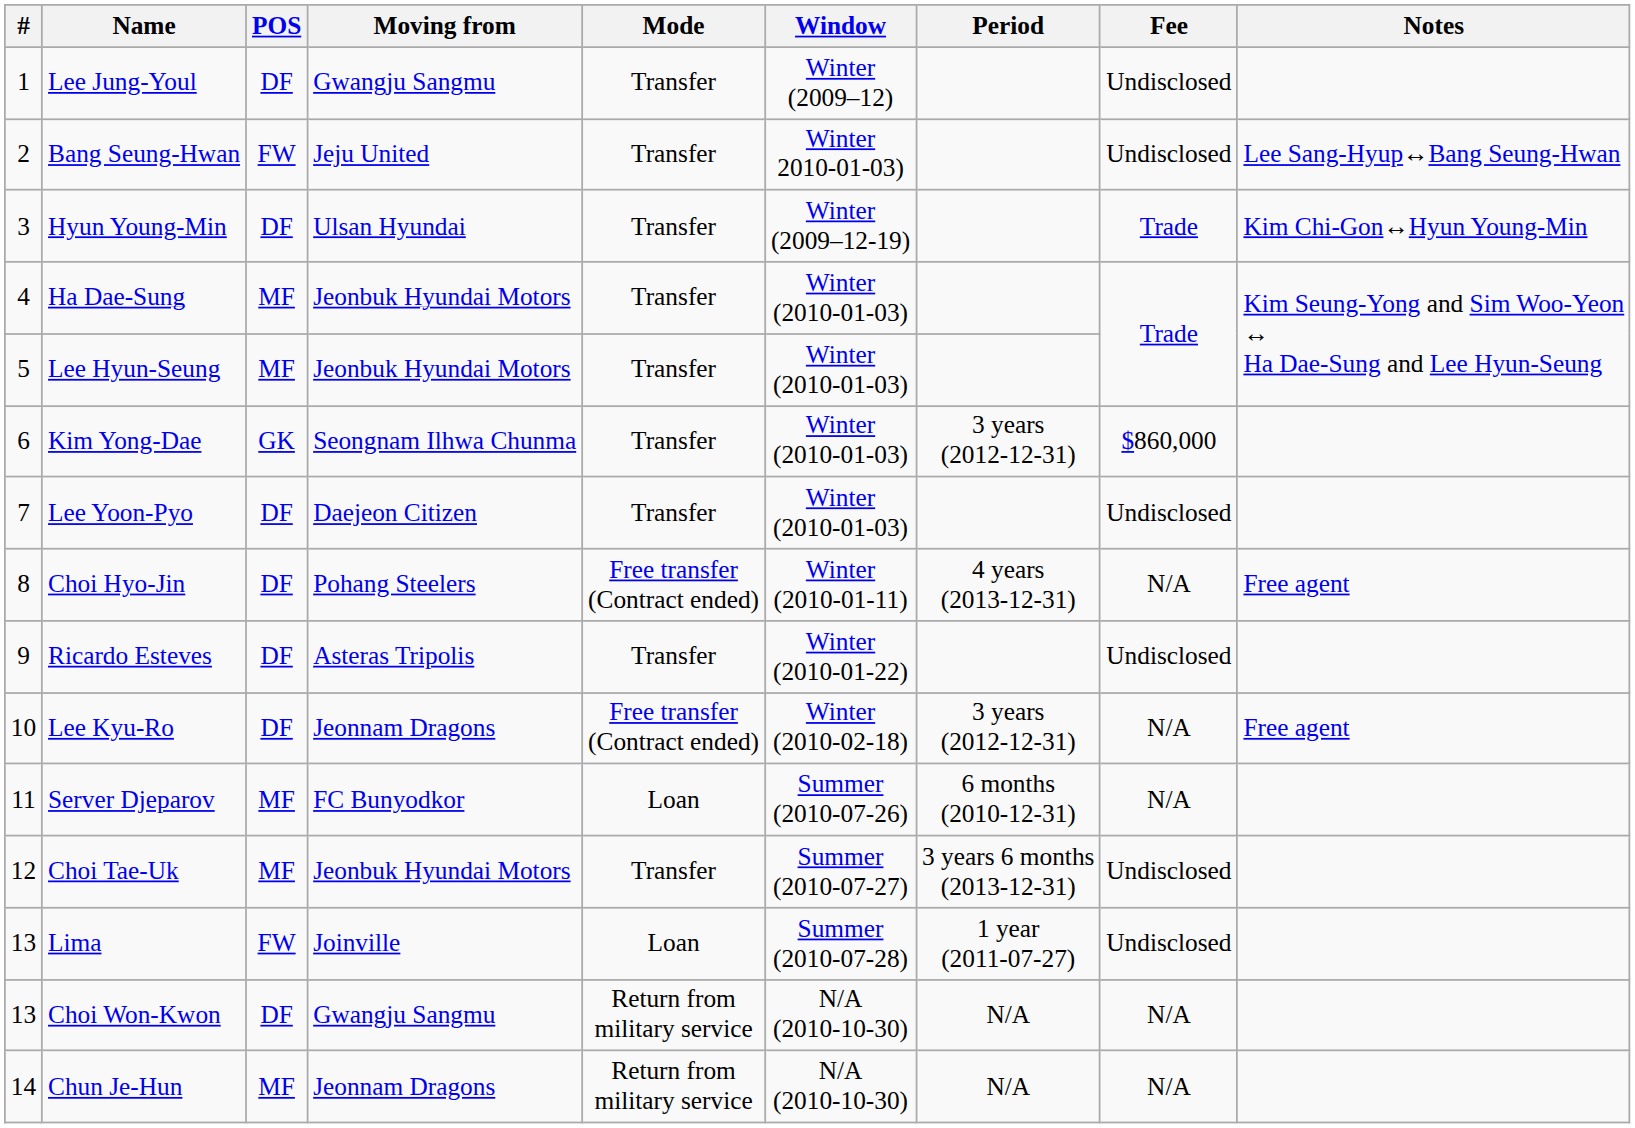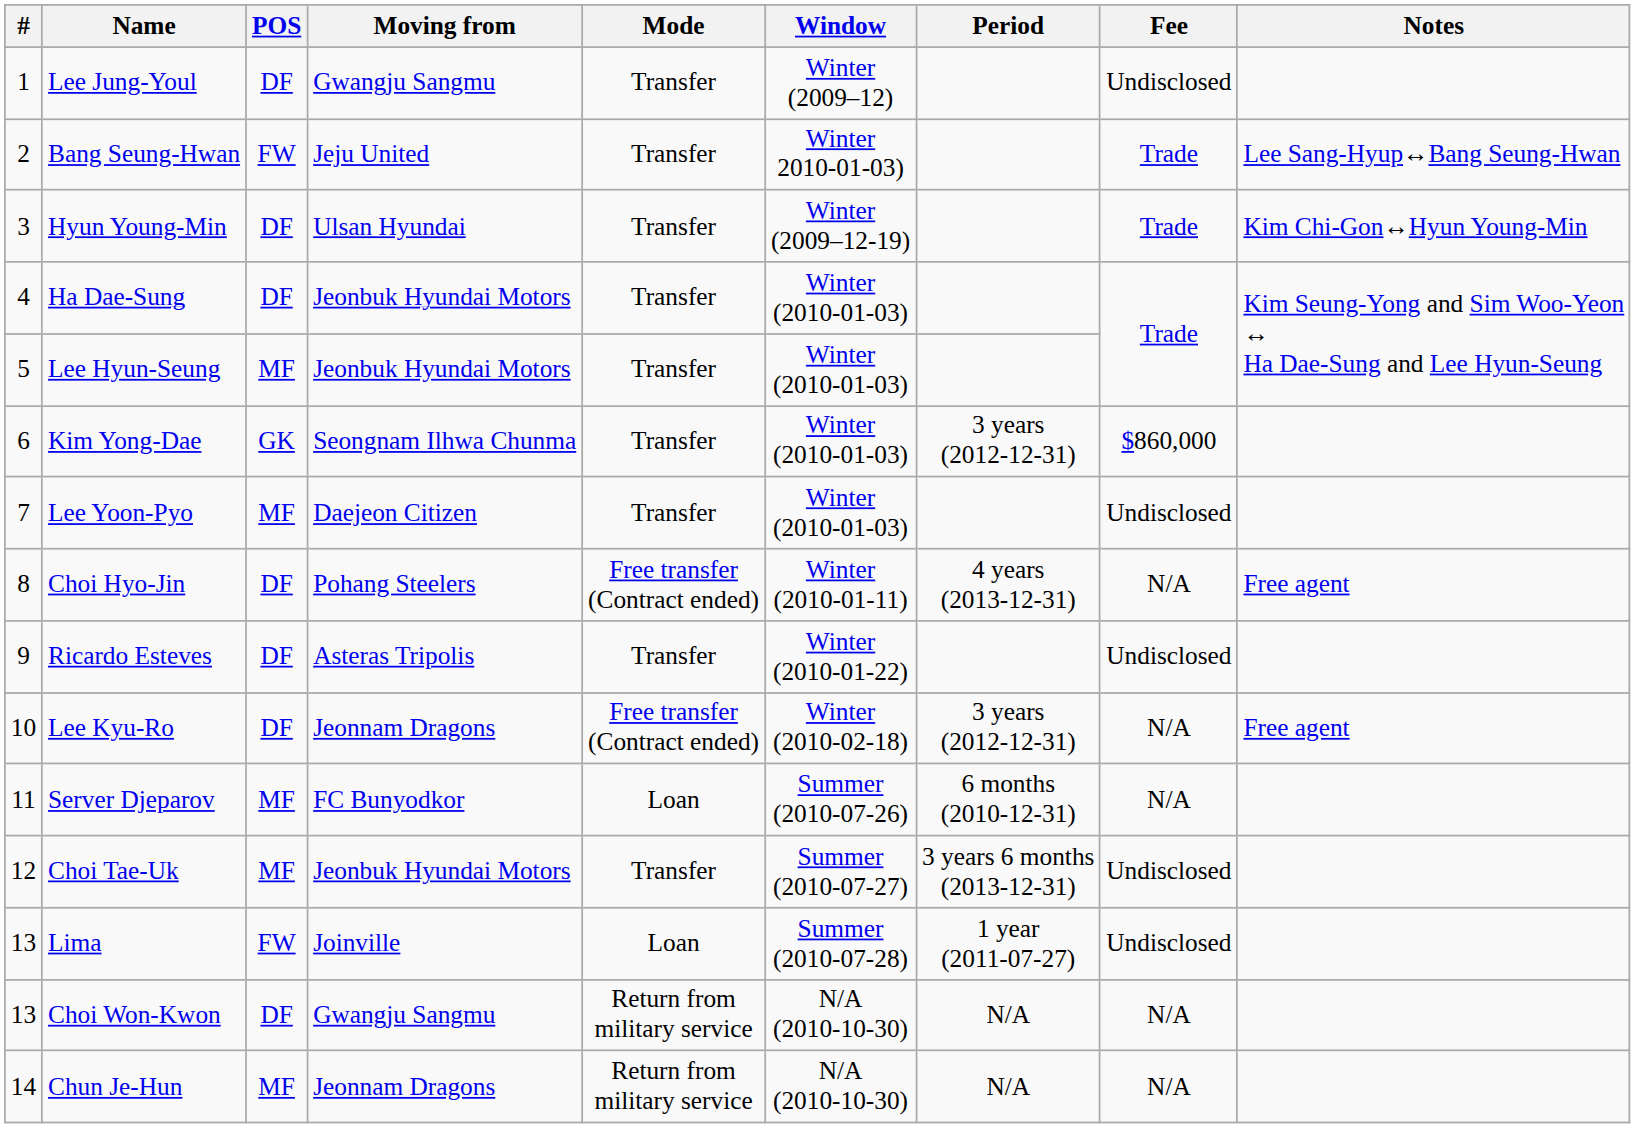(1169, 154) Undisclosed -> (1169, 154) Trade
(277, 297) MF -> (277, 297) DF
(277, 512) DF -> (277, 512) MF
